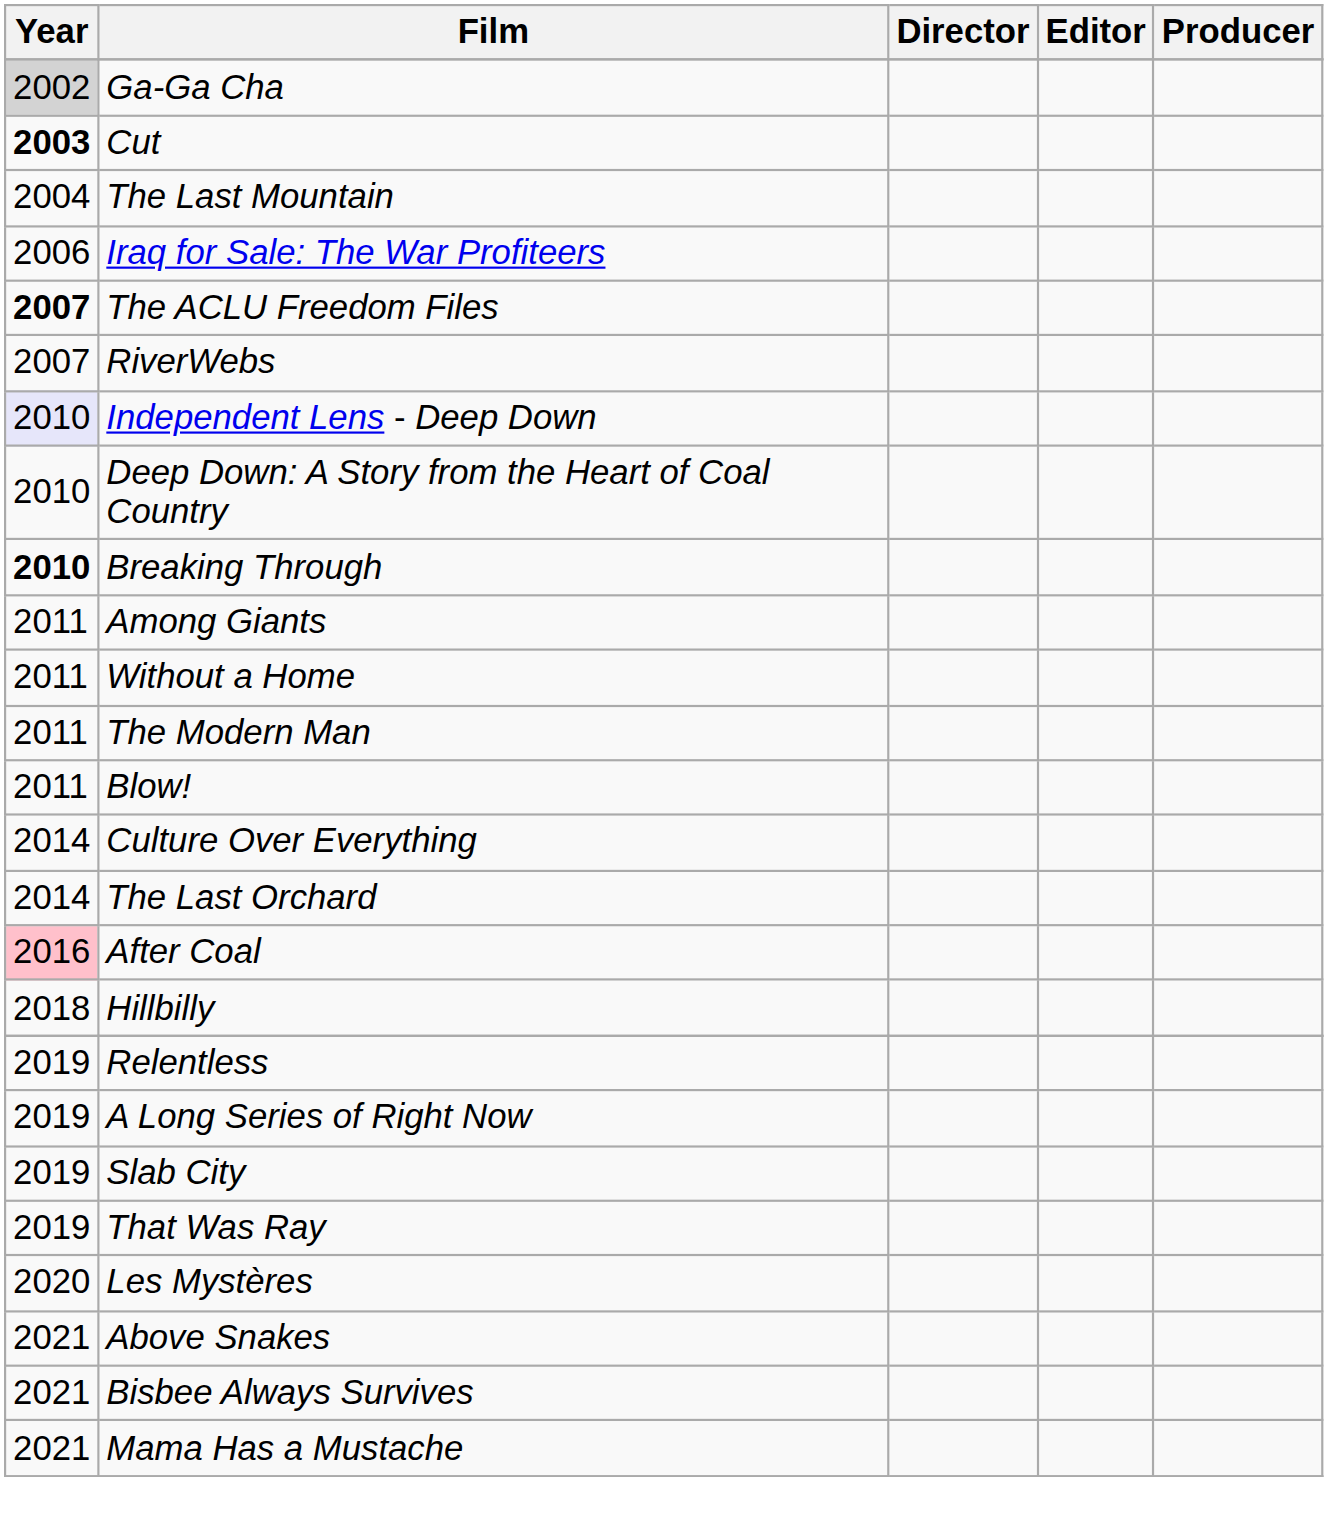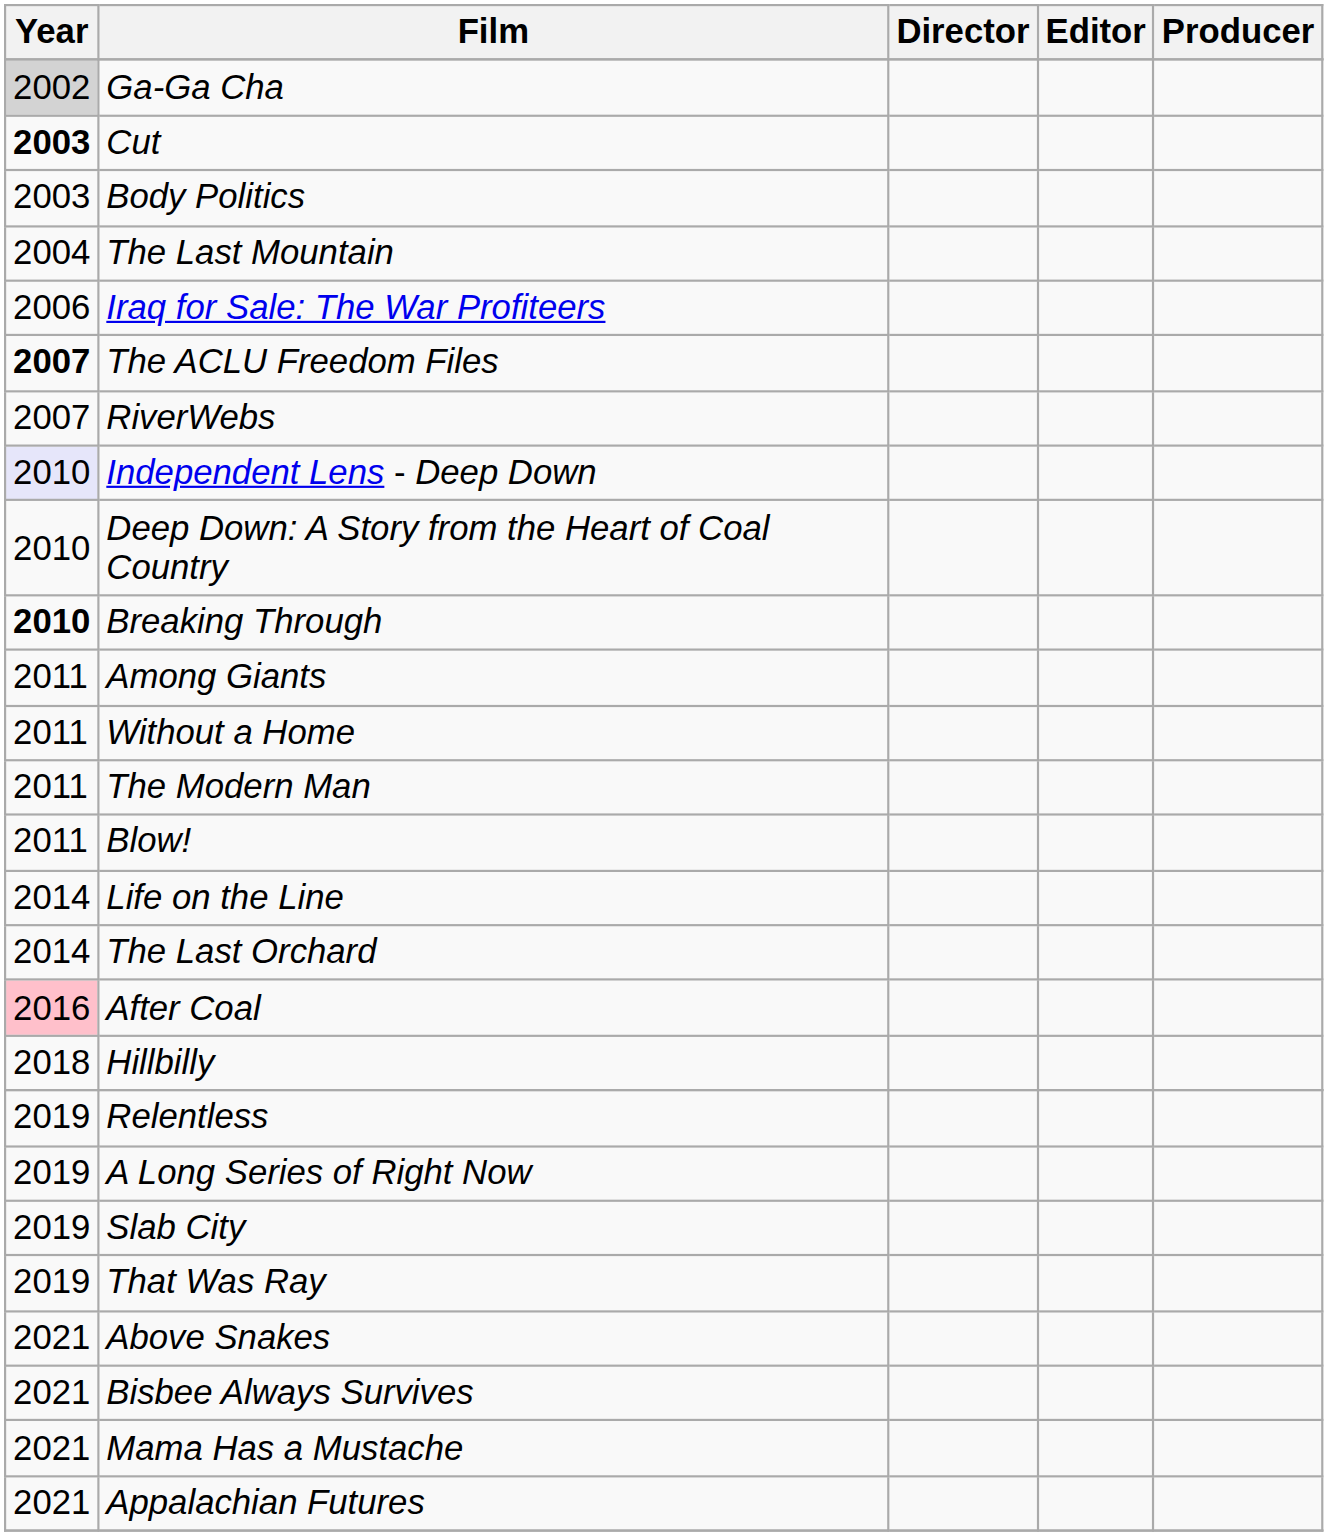+ row: (206, 197)
+ row: (225, 897)
- row: (292, 841)
- row: (210, 1282)
+ row: (266, 1502)
